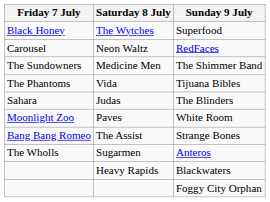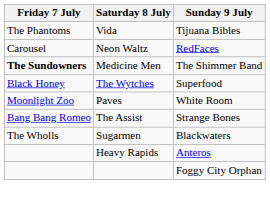rows swapped: (125, 30) <-> (106, 83)
(44, 65) normal -> (47, 65) bold
- row: (108, 100)
(193, 153) Anteros -> (203, 135) Blackwaters
(203, 170) Blackwaters -> (193, 153) Anteros
